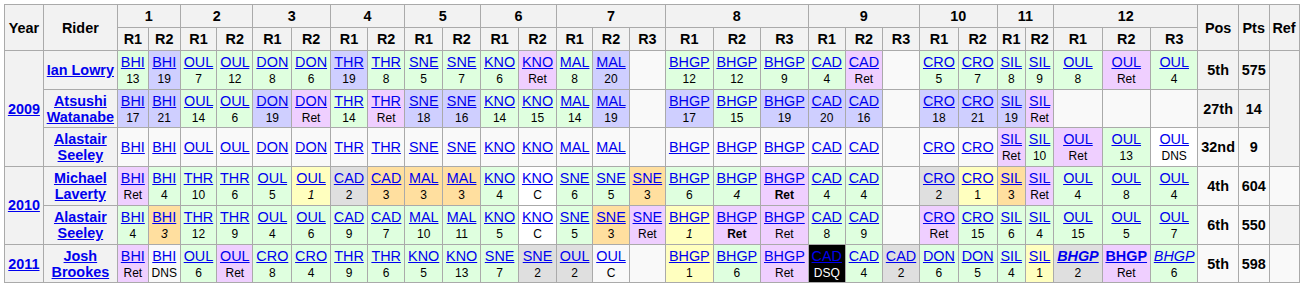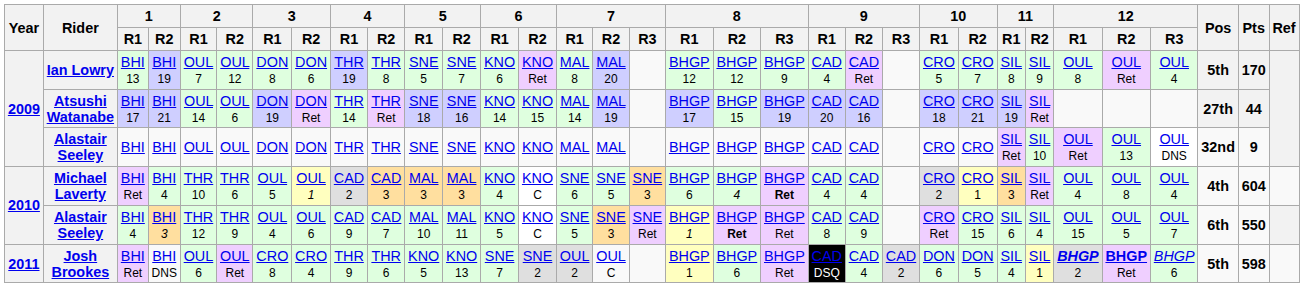(1254, 70) 575 -> (1254, 70) 170
(1254, 109) 14 -> (1254, 109) 44
